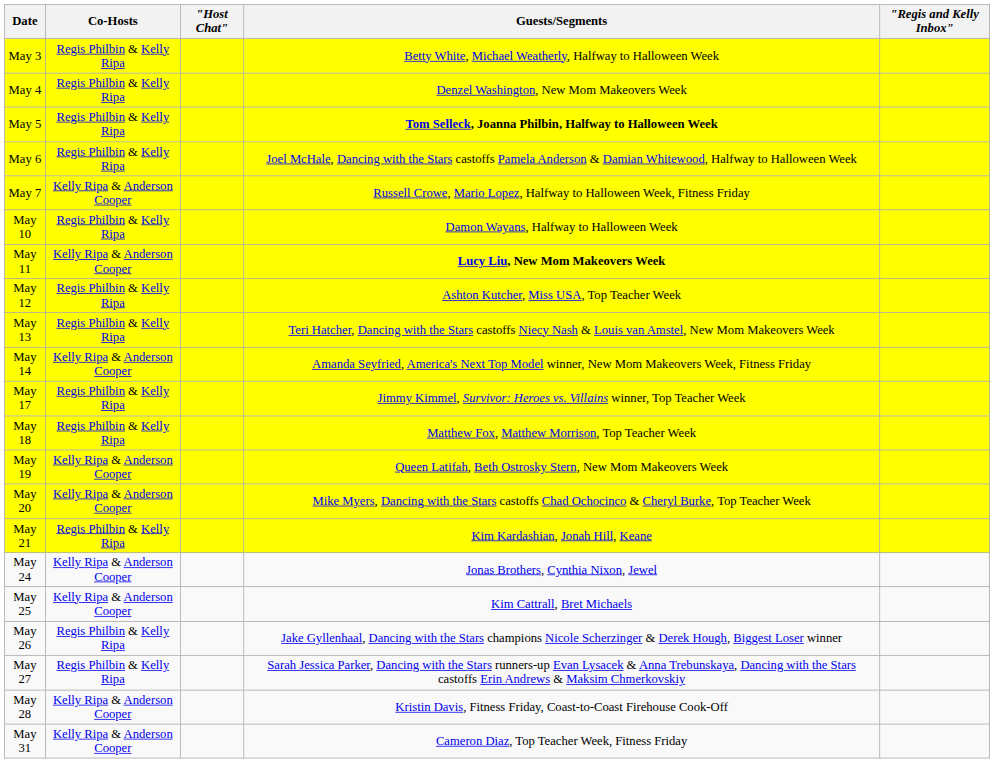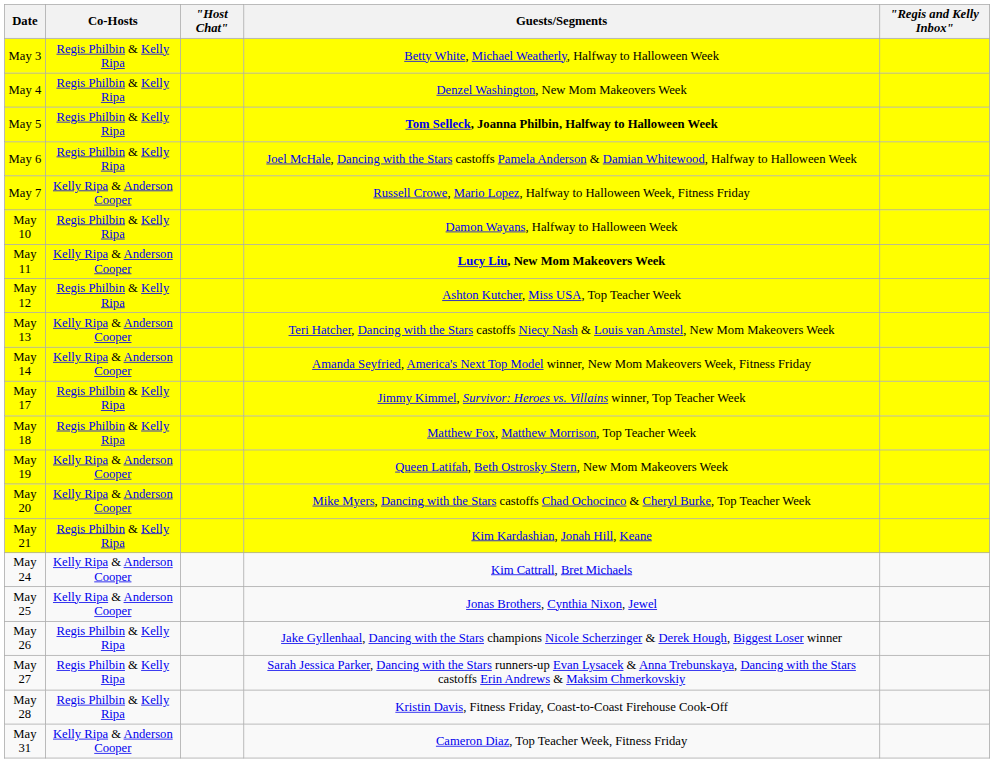(113, 330) Regis Philbin & Kelly Ripa -> (113, 330) Kelly Ripa & Anderson Cooper
(562, 569) Jonas Brothers, Cynthia Nixon, Jewel -> (562, 569) Kim Cattrall, Bret Michaels
(562, 604) Kim Cattrall, Bret Michaels -> (562, 604) Jonas Brothers, Cynthia Nixon, Jewel
(113, 706) Kelly Ripa & Anderson Cooper -> (113, 706) Regis Philbin & Kelly Ripa
